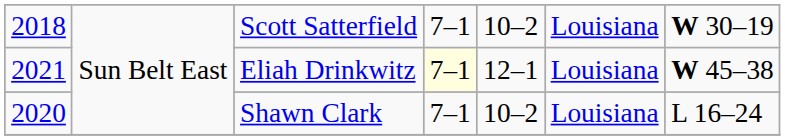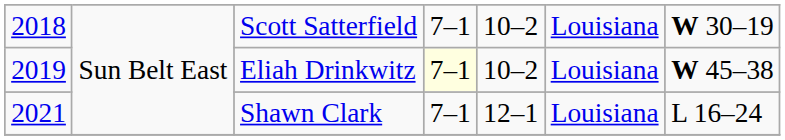(39, 69) 2021 -> (39, 69) 2019
(511, 69) 12–1 -> (511, 69) 10–2
(39, 112) 2020 -> (39, 112) 2021
(511, 112) 10–2 -> (511, 112) 12–1
